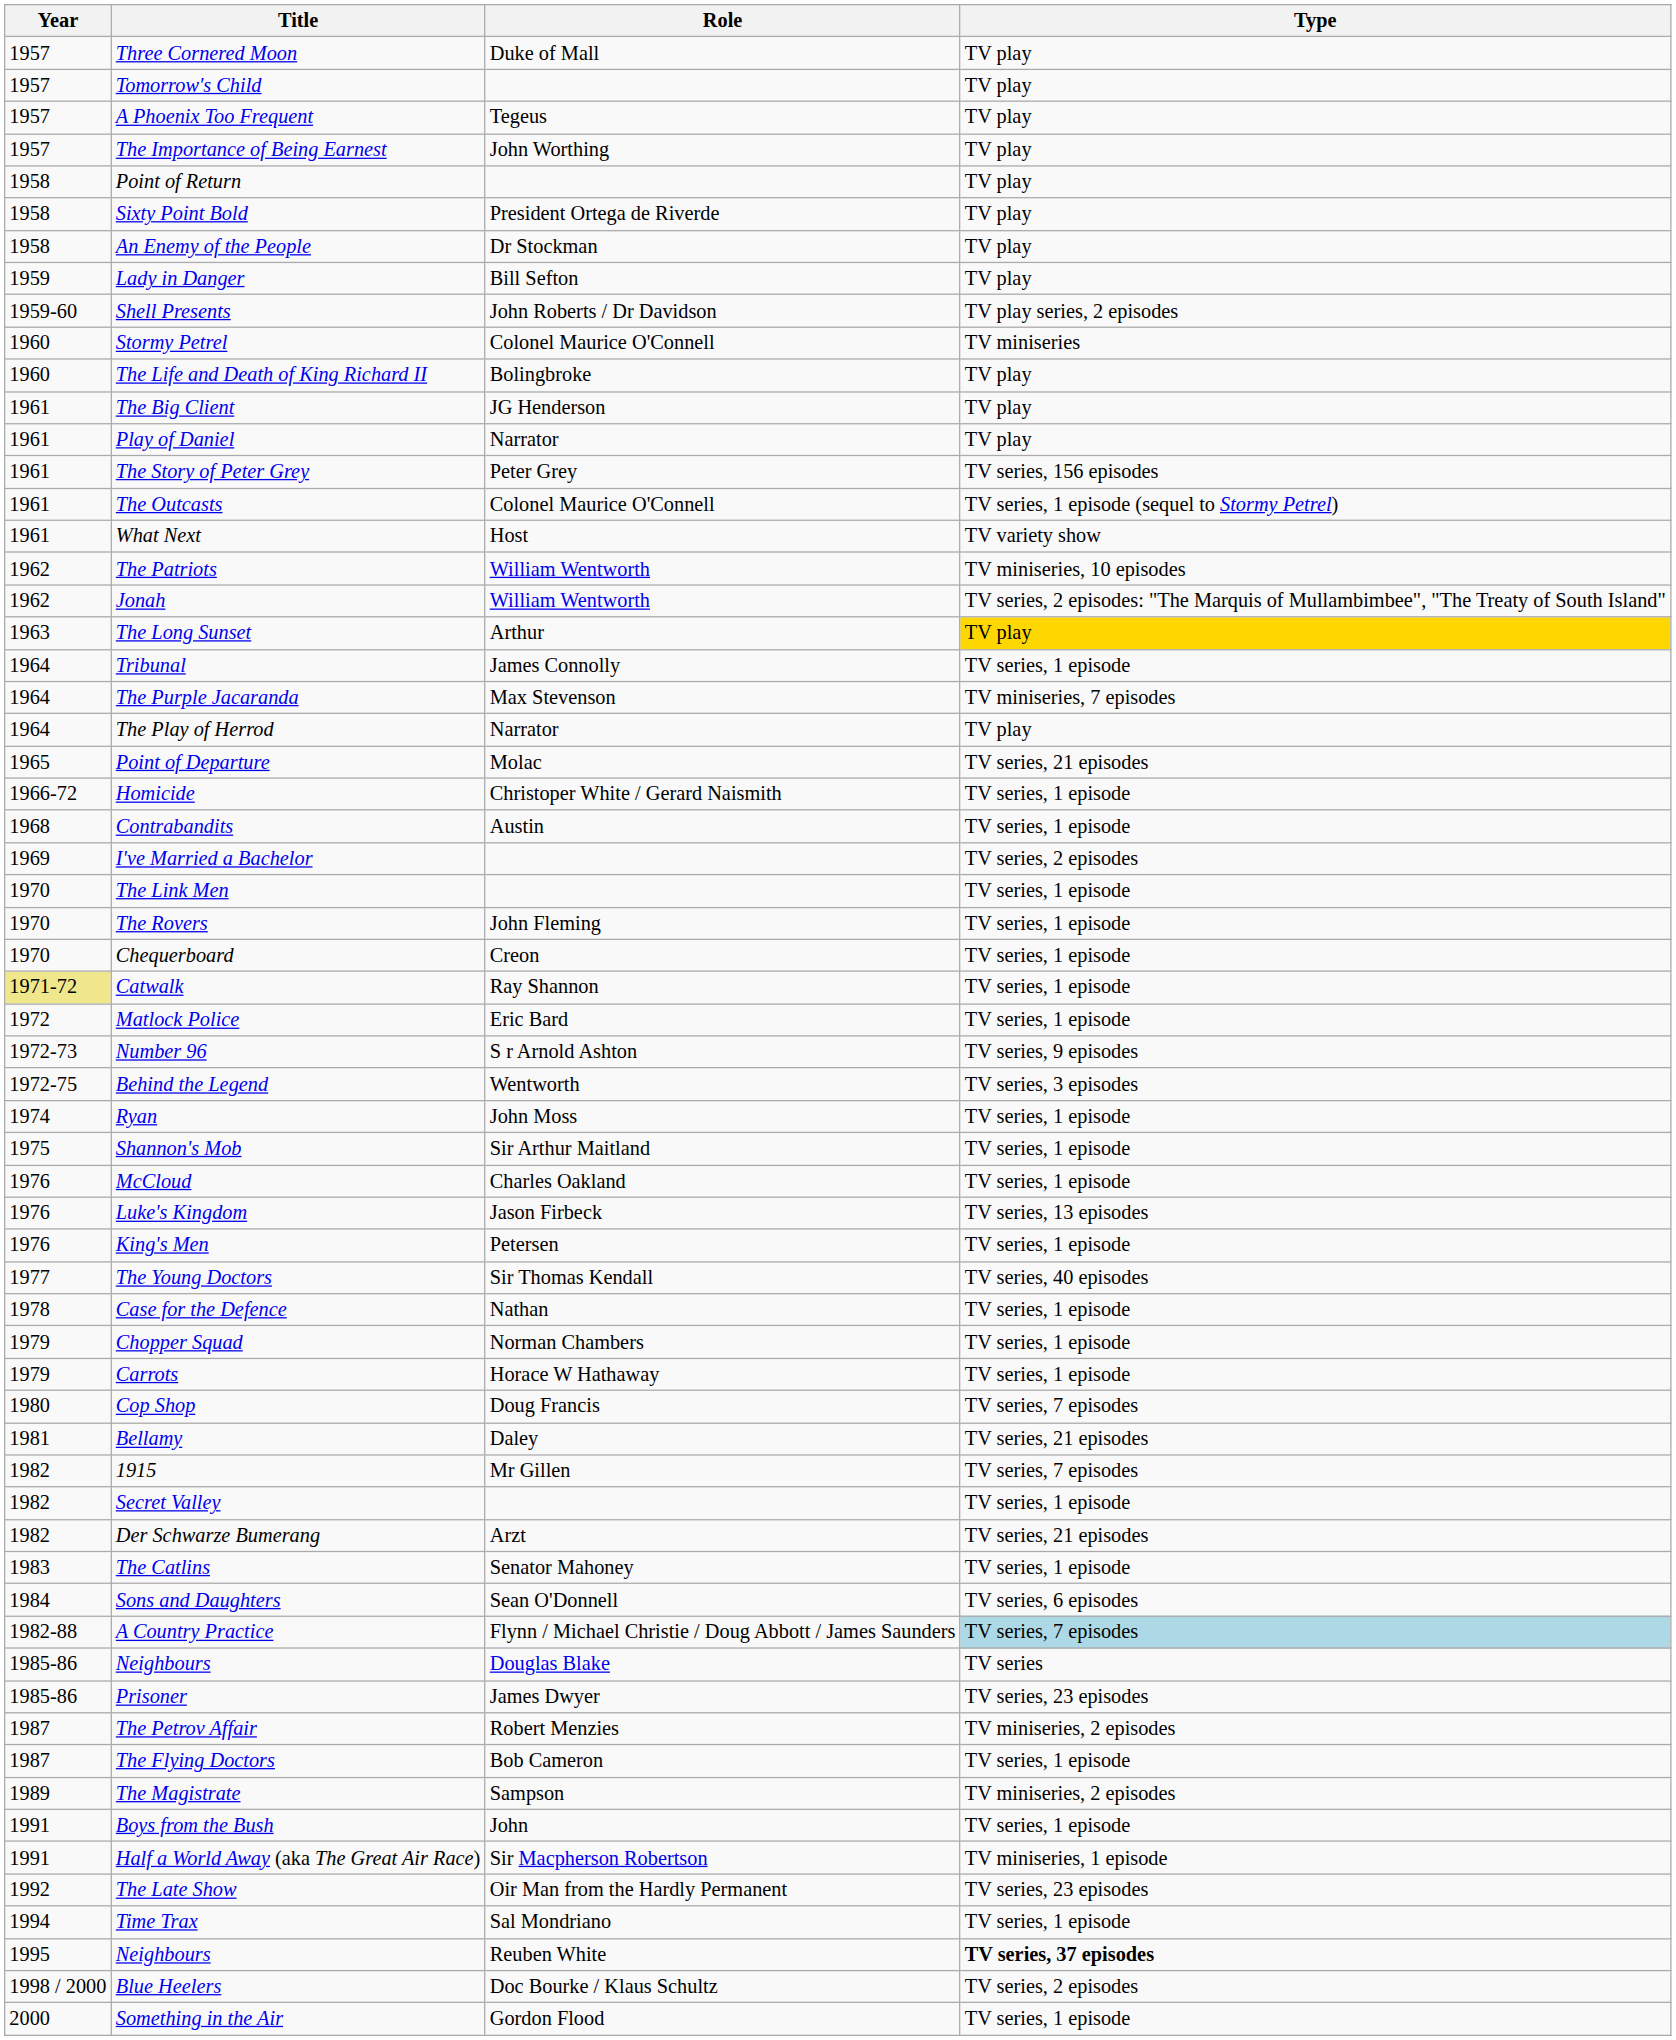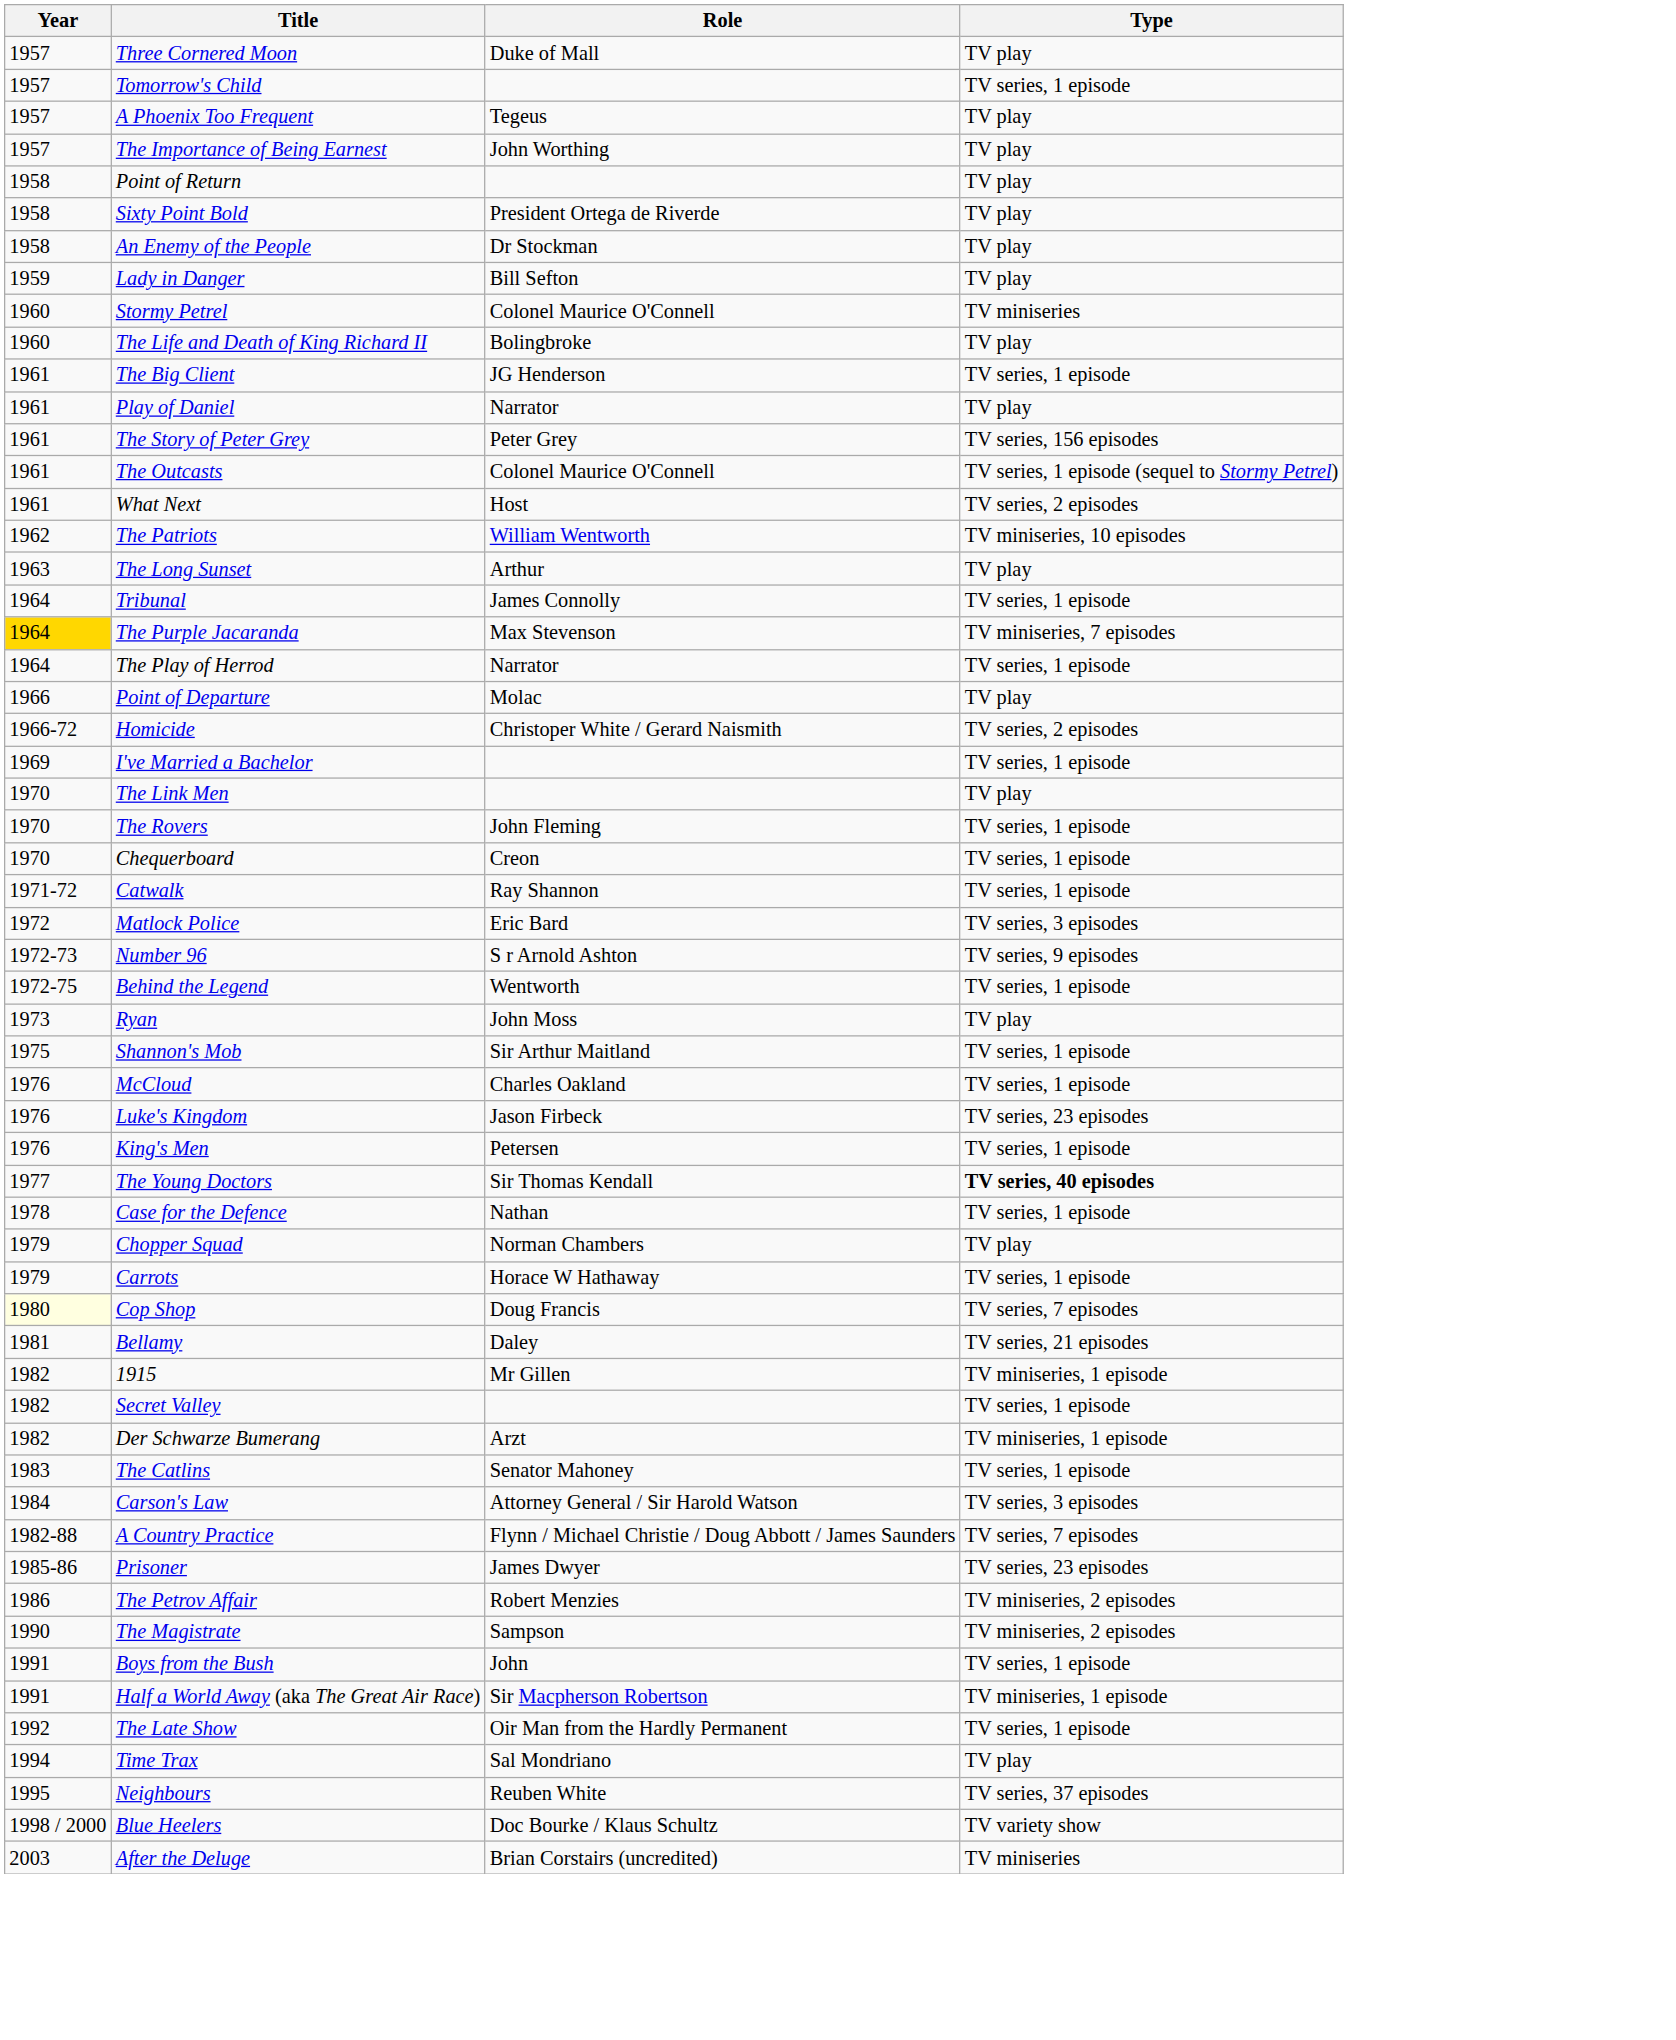(998, 85) TV play -> (1048, 85) TV series, 1 episode
- row: (173, 310)
(998, 407) TV play -> (1048, 375) TV series, 1 episode
(1033, 536) TV variety show -> (1051, 504) TV series, 2 episodes
- row: (141, 600)
(998, 632) gold background -> (998, 568) no background
(30, 697) no background -> (30, 632) gold background
(998, 729) TV play -> (1048, 665) TV series, 1 episode
(30, 761) 1965 -> (30, 697) 1966
(1057, 761) TV series, 21 episodes -> (998, 697) TV play
(1048, 794) TV series, 1 episode -> (1051, 729) TV series, 2 episodes
- row: (174, 826)
(1051, 858) TV series, 2 episodes -> (1048, 761) TV series, 1 episode
(1048, 890) TV series, 1 episode -> (998, 794) TV play
(43, 987) khaki background -> (43, 890) no background
(1048, 1019) TV series, 1 episode -> (1051, 922) TV series, 3 episodes
(1051, 1084) TV series, 3 episodes -> (1048, 987) TV series, 1 episode
(30, 1116) 1974 -> (30, 1019) 1973
(1048, 1116) TV series, 1 episode -> (998, 1019) TV play
(1057, 1212) TV series, 13 episodes -> (1057, 1116) TV series, 23 episodes
(1057, 1277) normal -> (1059, 1180) bold
(1048, 1341) TV series, 1 episode -> (998, 1245) TV play
(30, 1406) no background -> (30, 1309) lightyellow background
(1051, 1470) TV series, 7 episodes -> (1066, 1374) TV miniseries, 1 episode
(1057, 1535) TV series, 21 episodes -> (1066, 1438) TV miniseries, 1 episode
- row: (198, 1599)
+ row: (172, 1503)
(1051, 1631) lightblue background -> (1051, 1535) no background
- row: (163, 1664)
(30, 1728) 1987 -> (30, 1599) 1986
- row: (195, 1760)
(30, 1793) 1989 -> (30, 1631) 1990
(1057, 1889) TV series, 23 episodes -> (1048, 1728) TV series, 1 episode
(1048, 1921) TV series, 1 episode -> (998, 1760) TV play
(1059, 1954) bold -> (1057, 1793) normal
(1051, 1986) TV series, 2 episodes -> (1033, 1825) TV variety show
- row: (199, 2018)
+ row: (183, 1857)
